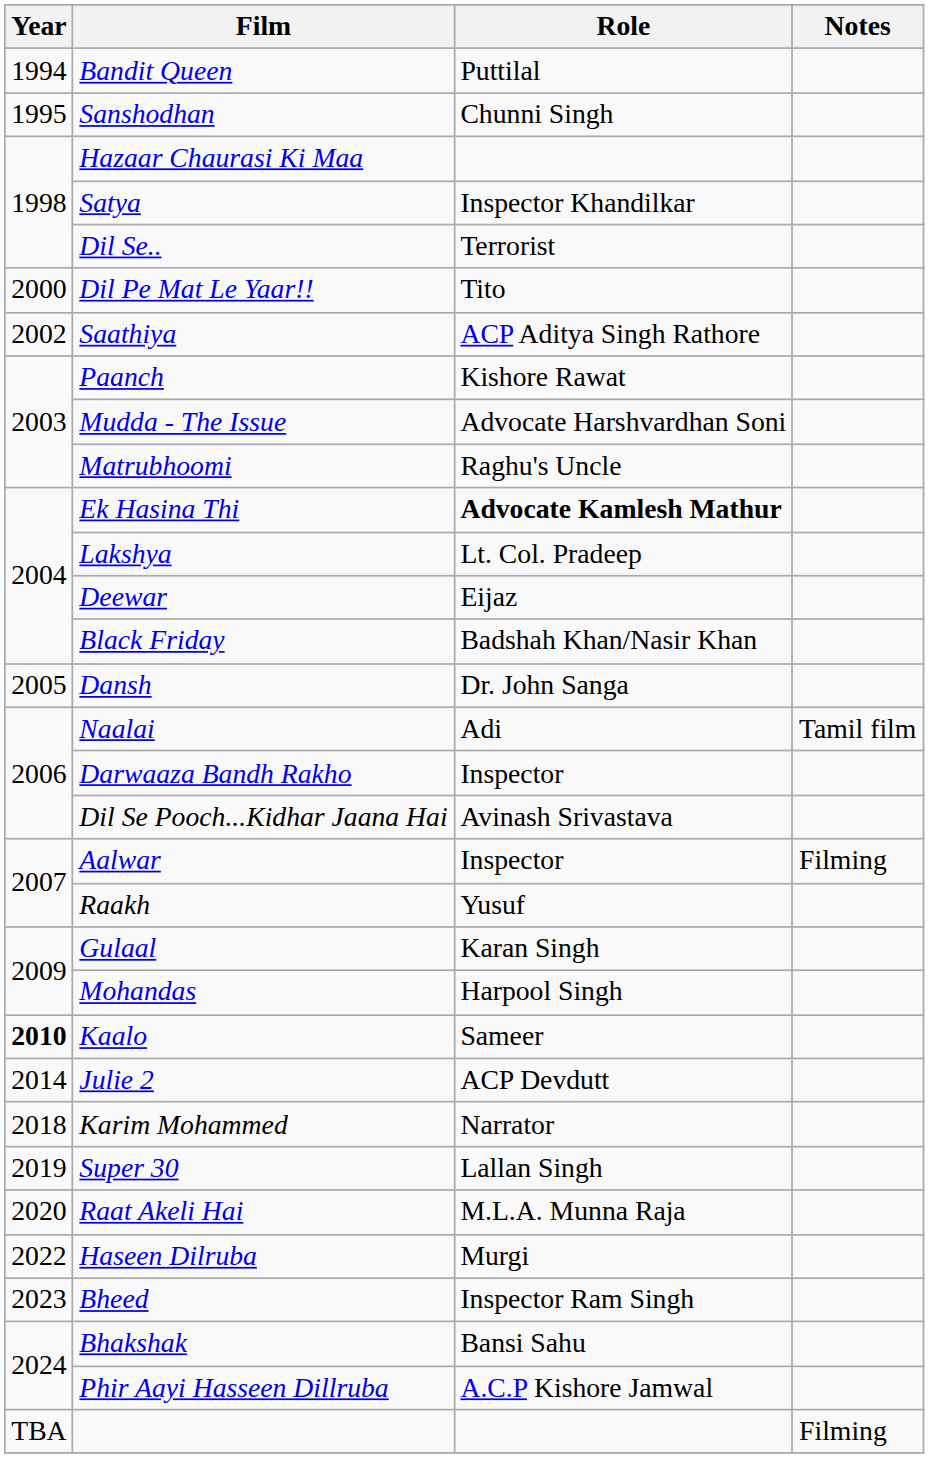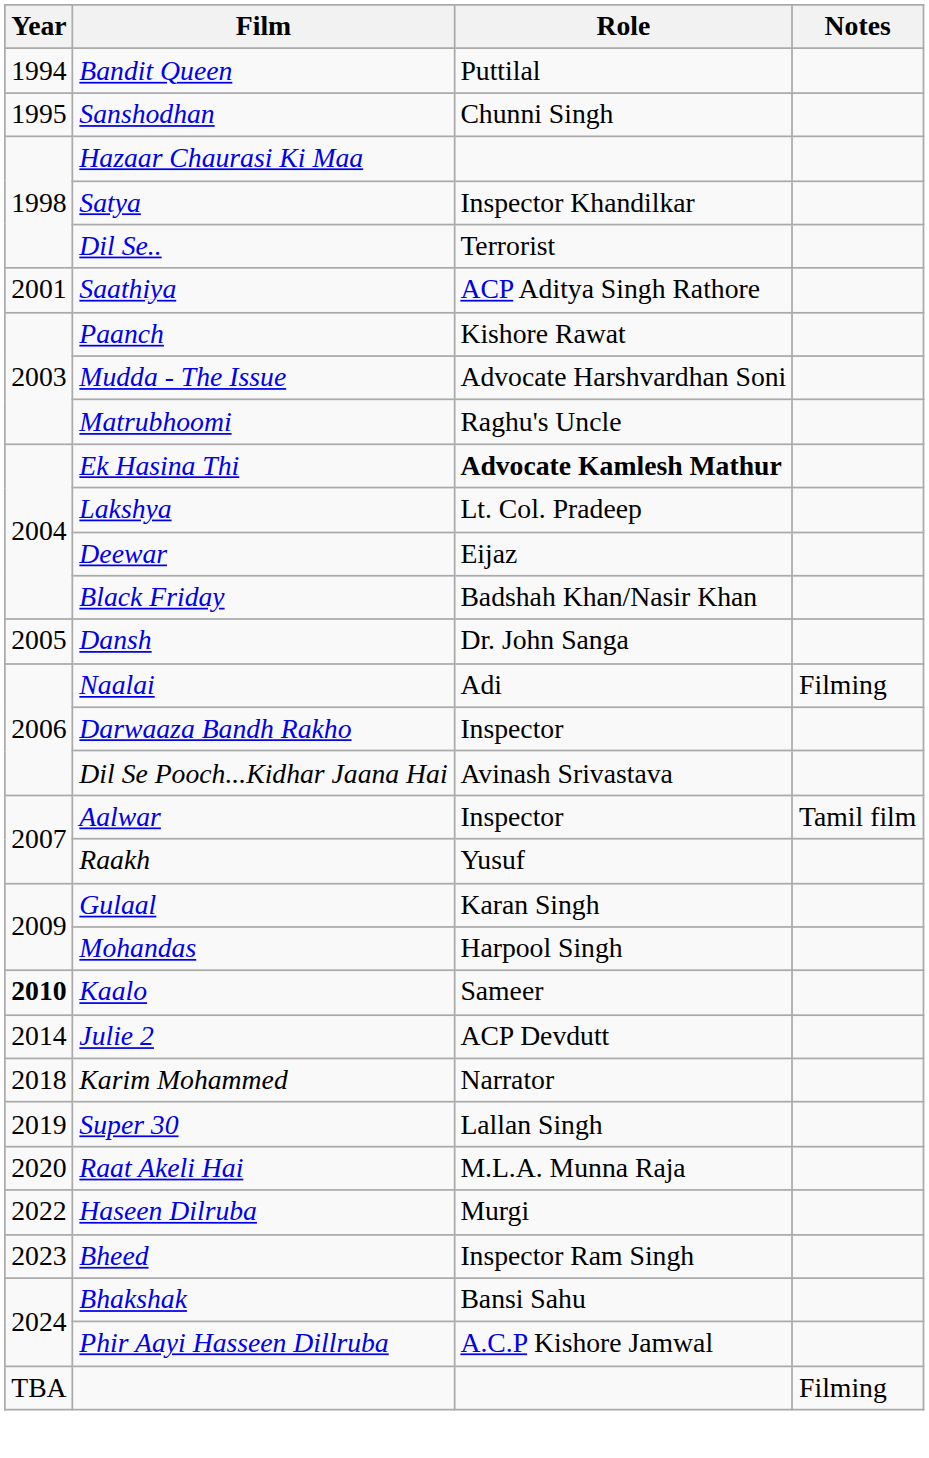- row: (196, 289)
(39, 333) 2002 -> (39, 289) 2001
(858, 728) Tamil film -> (843, 684) Filming
(843, 860) Filming -> (858, 816) Tamil film
